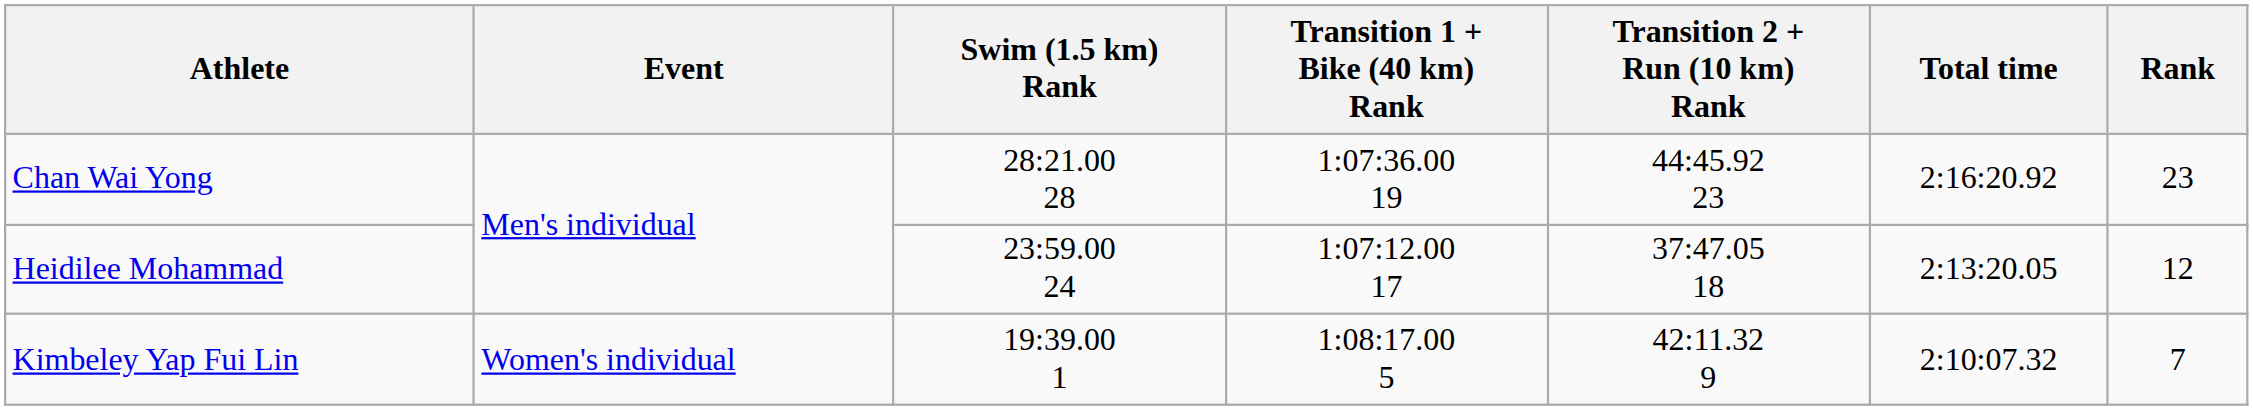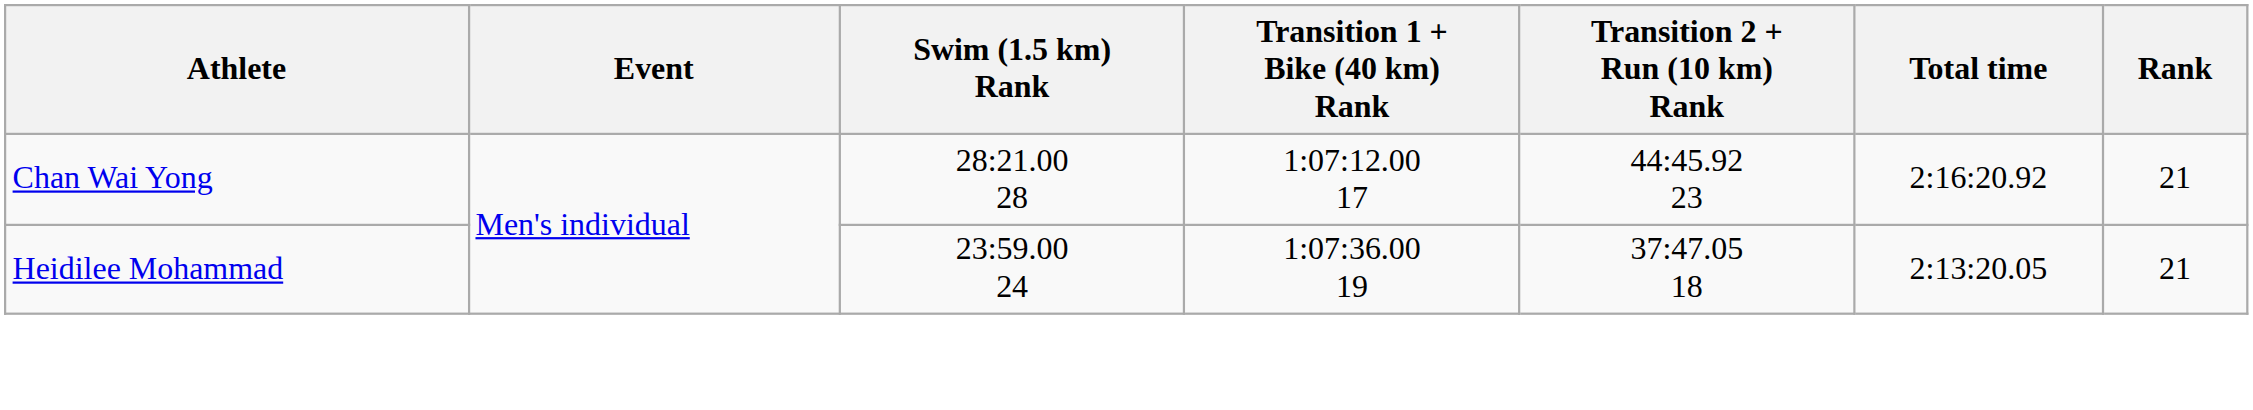(1386, 178) 1:07:36.00 19 -> (1352, 178) 1:07:12.00 17
(2178, 178) 23 -> (2175, 178) 21
(1386, 268) 1:07:12.00 17 -> (1352, 268) 1:07:36.00 19
(2178, 268) 12 -> (2175, 268) 21
- row: (155, 359)
